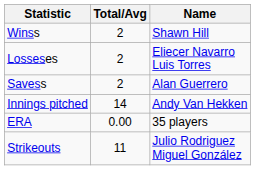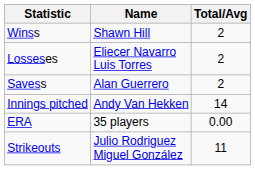columns swapped: (200, 14) <-> (120, 14)
